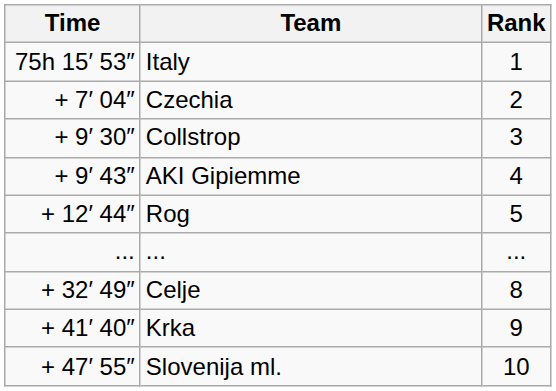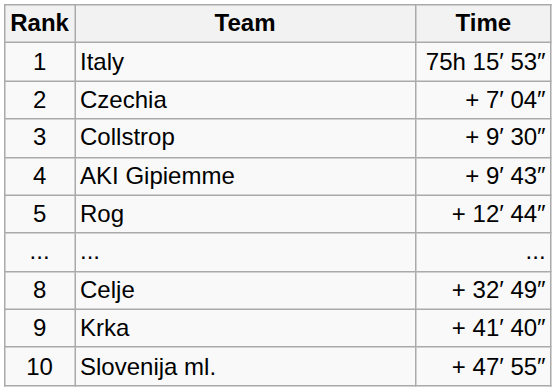columns swapped: (516, 23) <-> (73, 23)
